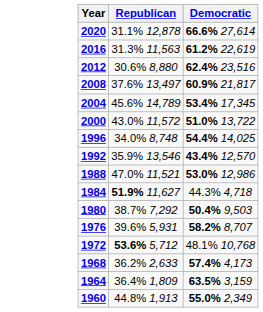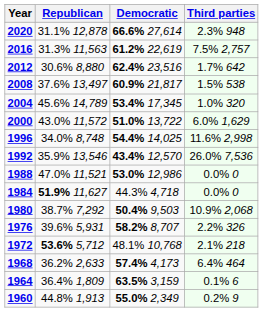+ column: (221, 14)
